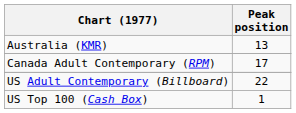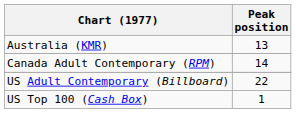(261, 63) 17 -> (261, 63) 14
